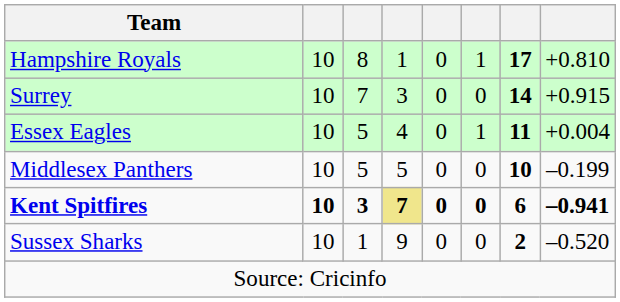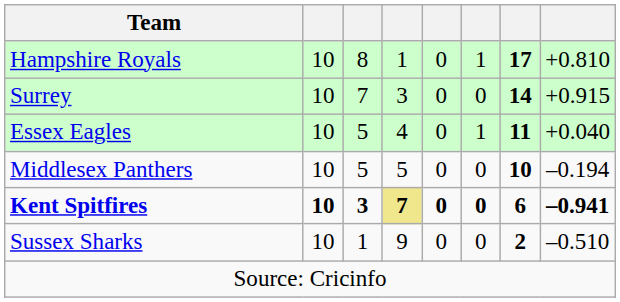(578, 132) +0.004 -> (578, 132) +0.040
(578, 168) –0.199 -> (578, 168) –0.194
(578, 242) –0.520 -> (578, 242) –0.510
